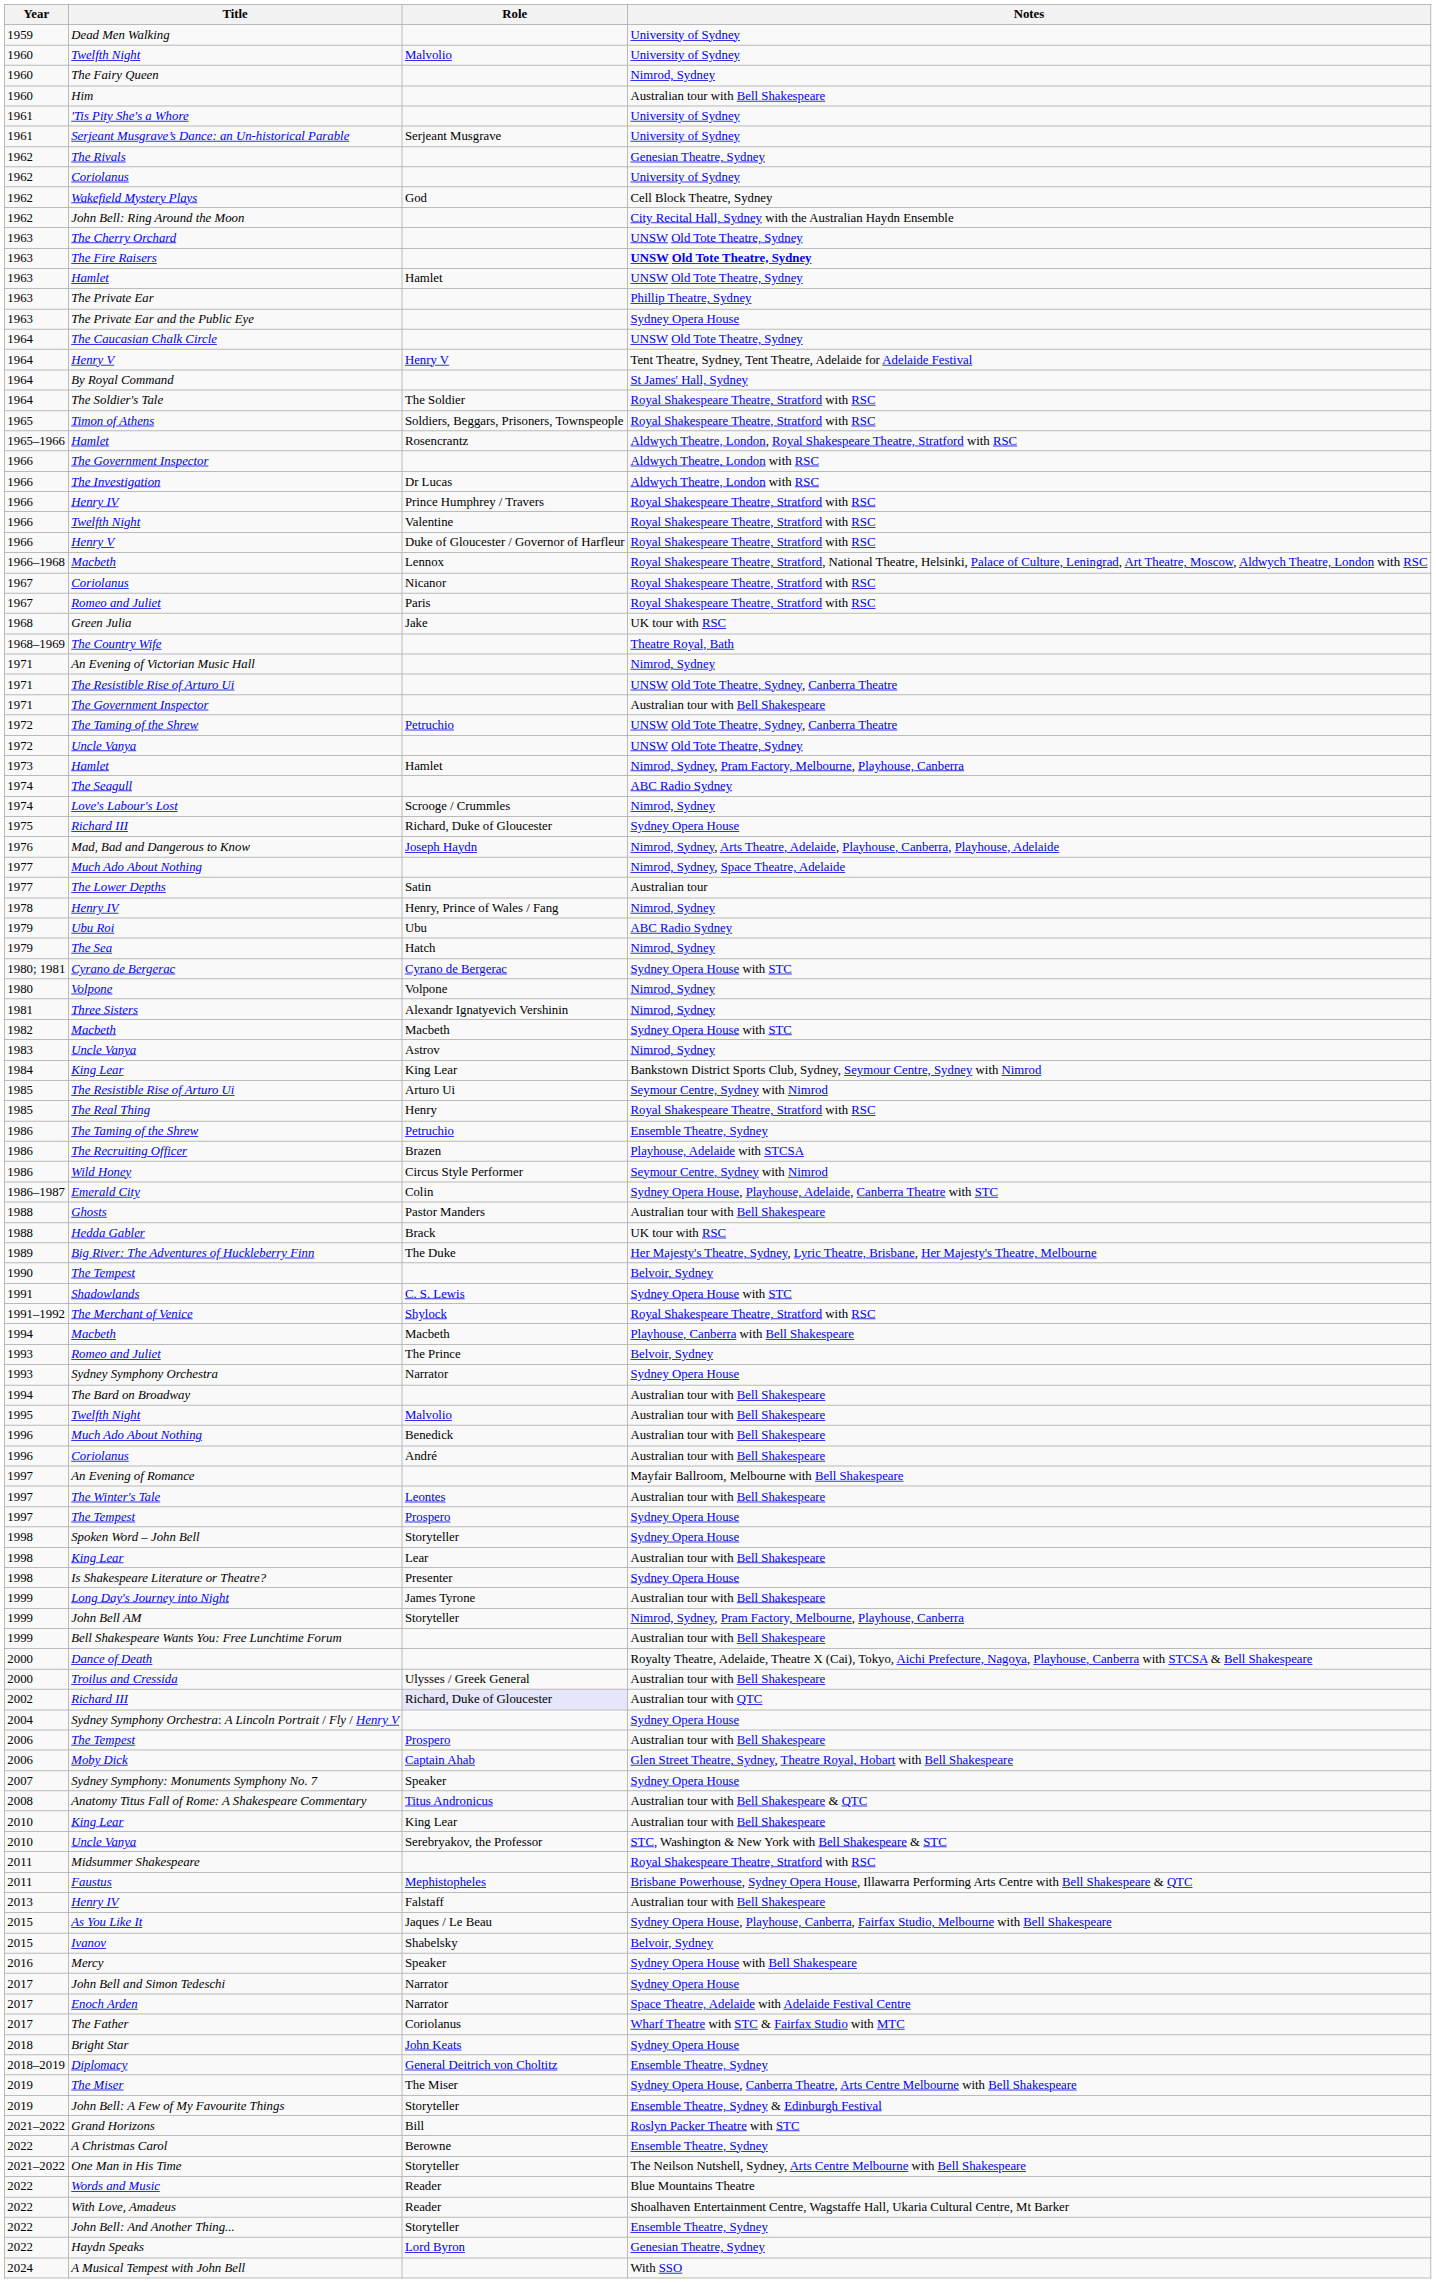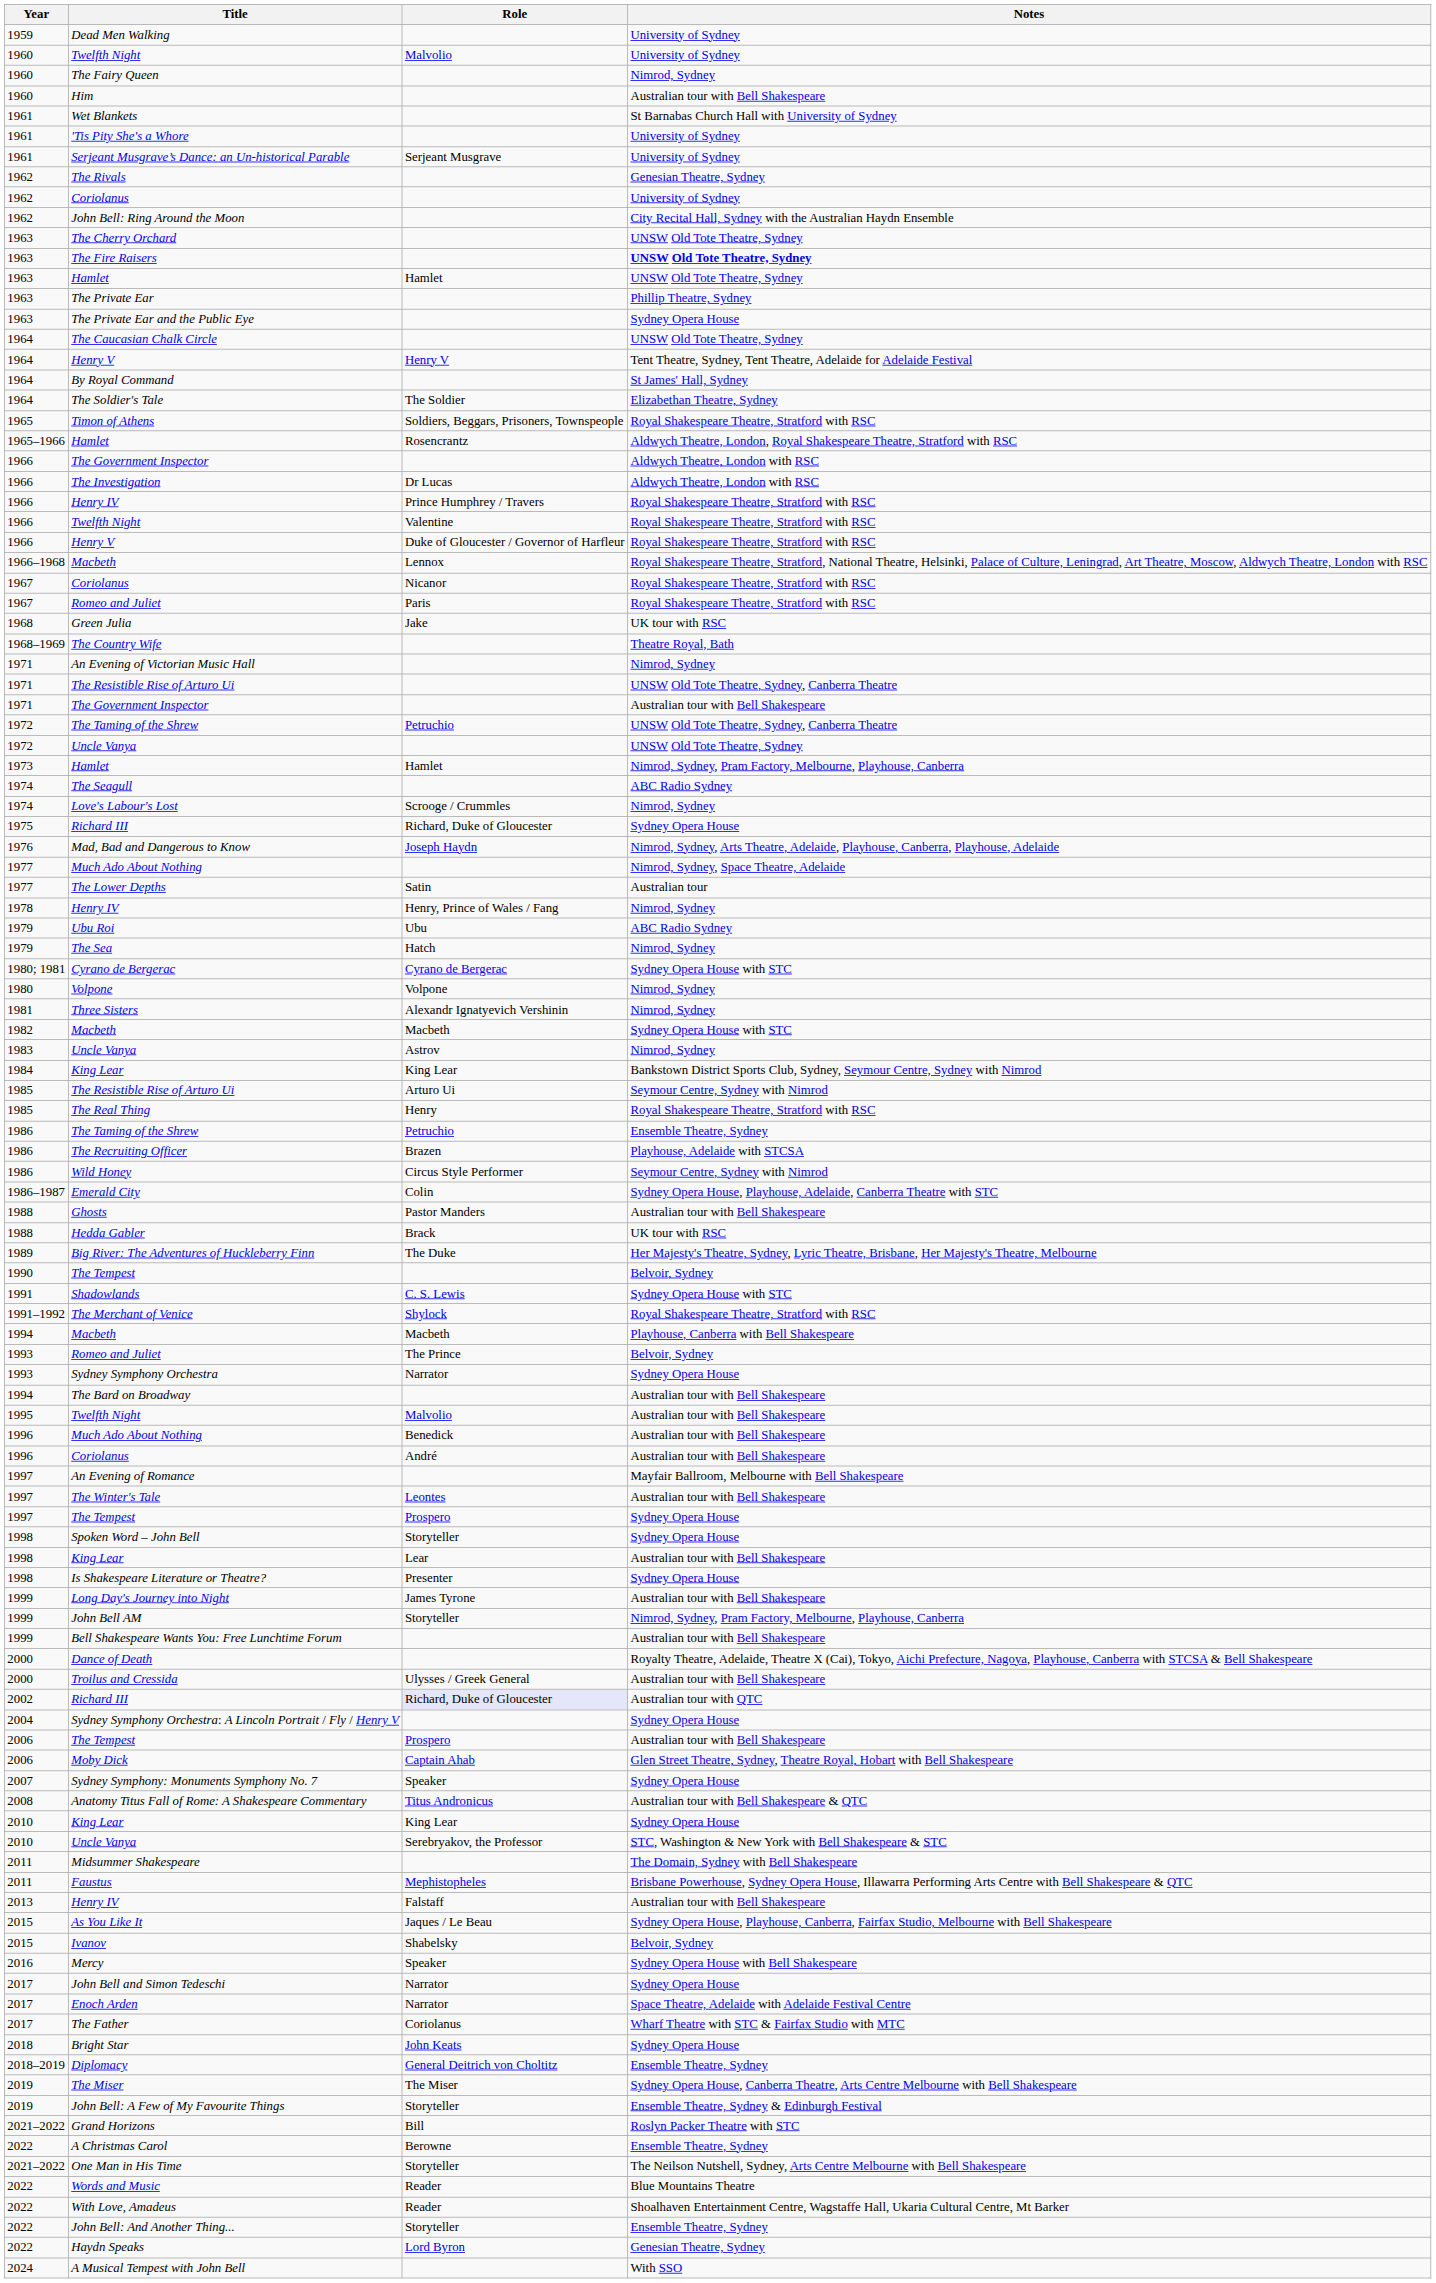+ row: (20, 116)
- row: (20, 197)
(753, 400) Royal Shakespeare Theatre, Stratford with RSC -> (704, 400) Elizabethan Theatre, Sydney
(728, 1821) Australian tour with Bell Shakespeare -> (685, 1821) Sydney Opera House
(753, 1861) Royal Shakespeare Theatre, Stratford with RSC -> (744, 1861) The Domain, Sydney with Bell Shakespeare
